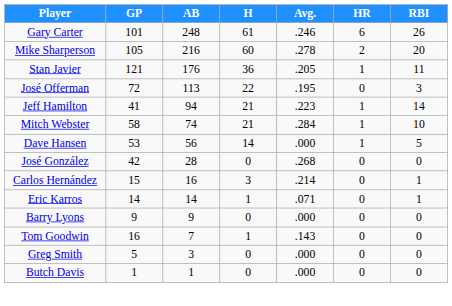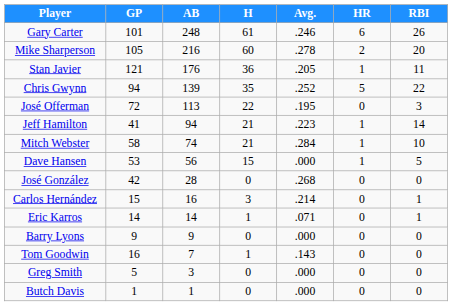+ row: (55, 87)
(248, 143) 14 -> (248, 161) 15
